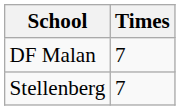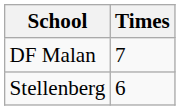(120, 88) 7 -> (120, 88) 6
